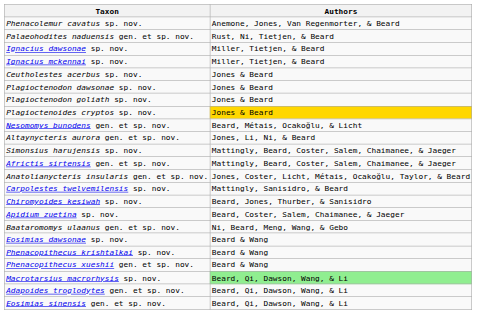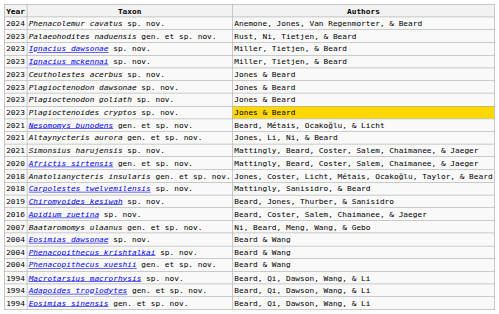+ column: (16, 11)
(280, 278) lightgreen background -> (302, 278) no background
